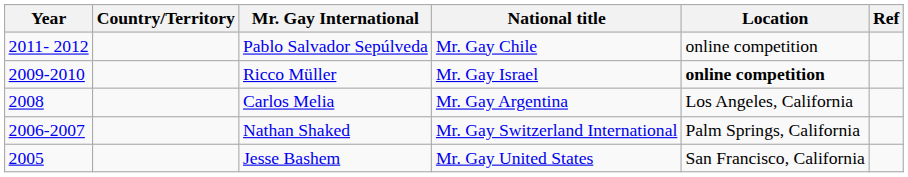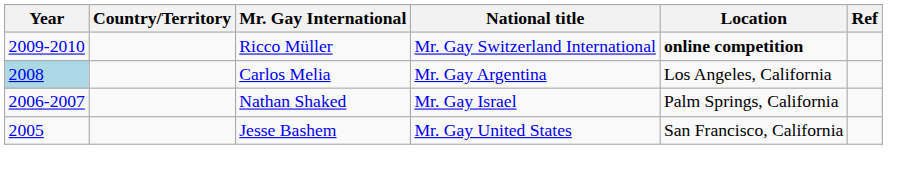- row: (335, 46)
(487, 74) Mr. Gay Israel -> (535, 46) Mr. Gay Switzerland International
(26, 102) no background -> (26, 74) lightblue background
(557, 130) Mr. Gay Switzerland International -> (465, 102) Mr. Gay Israel
